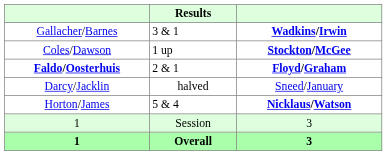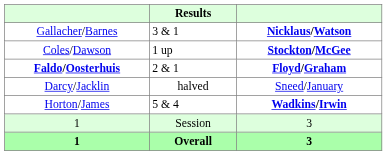(309, 31) Wadkins/Irwin -> (309, 31) Nicklaus/Watson
(309, 104) Nicklaus/Watson -> (309, 104) Wadkins/Irwin
